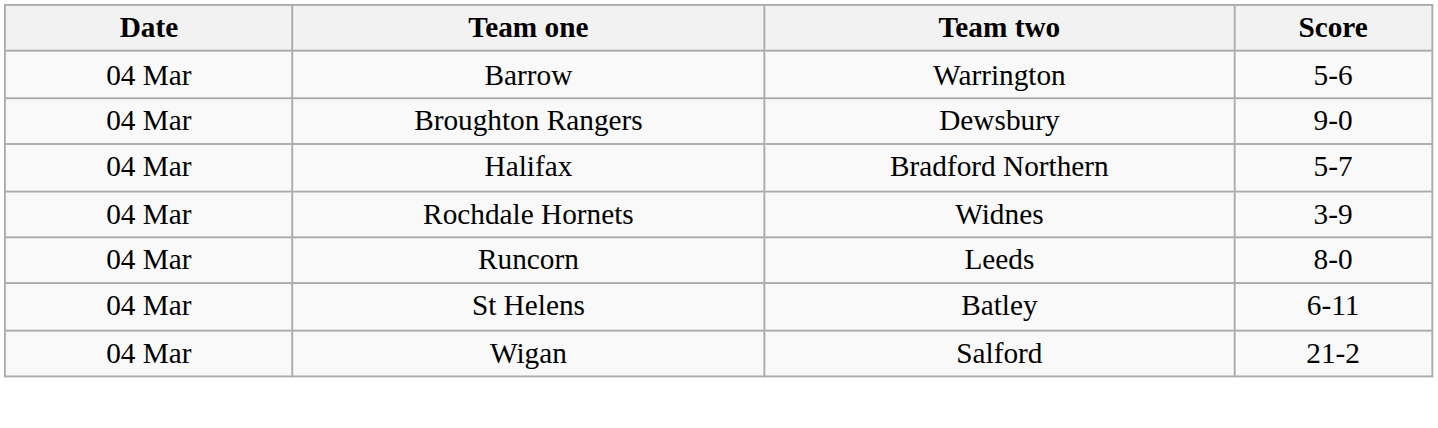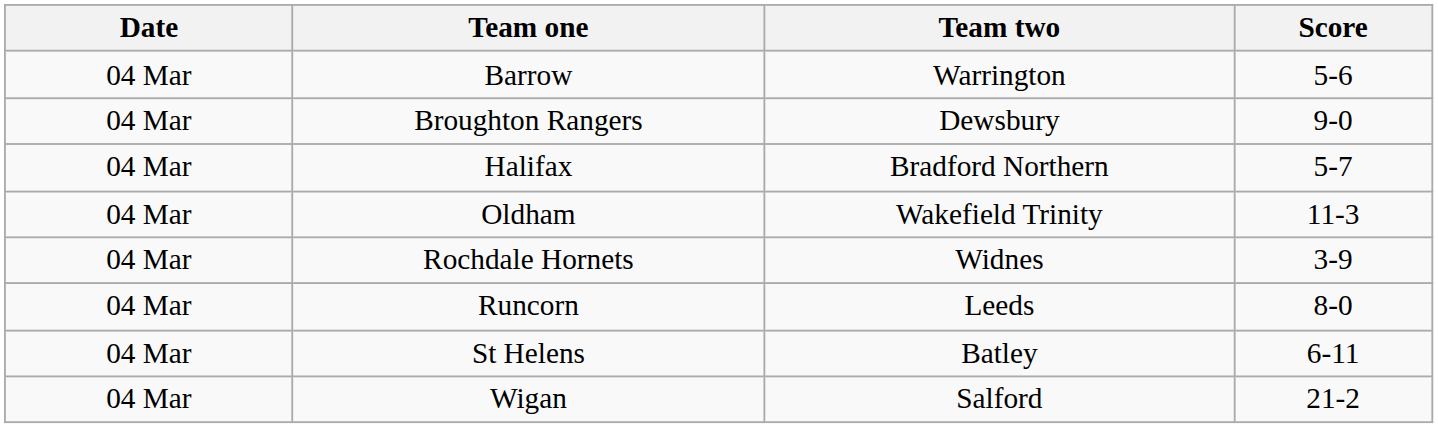+ row: (528, 213)
